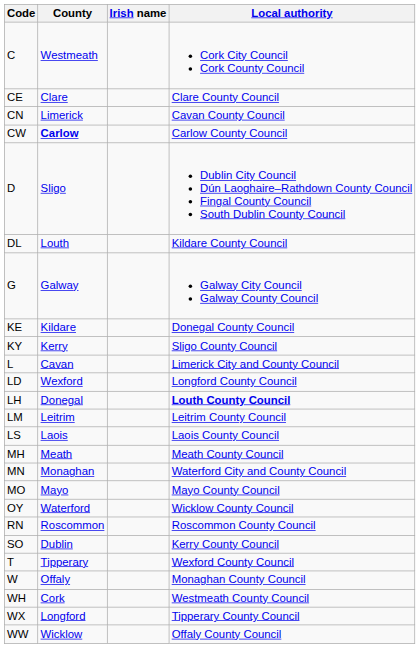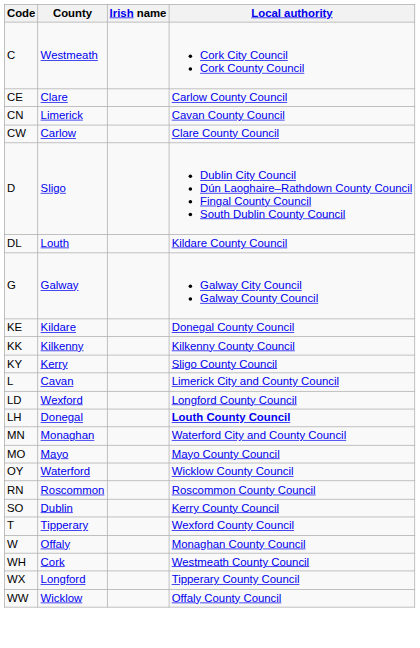(225, 97) Clare County Council -> (229, 97) Carlow County Council
(60, 133) bold -> (58, 133) normal
(229, 133) Carlow County Council -> (225, 133) Clare County Council
+ row: (15, 346)
- row: (15, 418)
- row: (14, 436)
- row: (16, 454)
